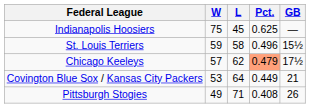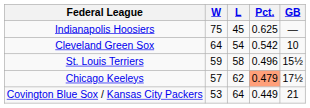+ row: (105, 45)
- row: (105, 95)
